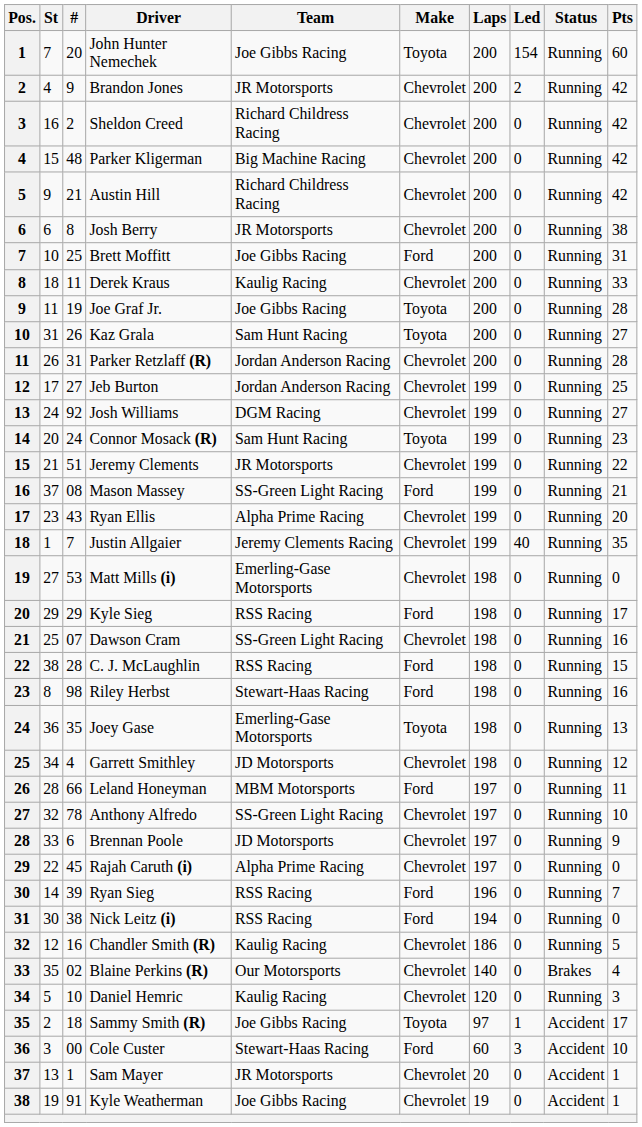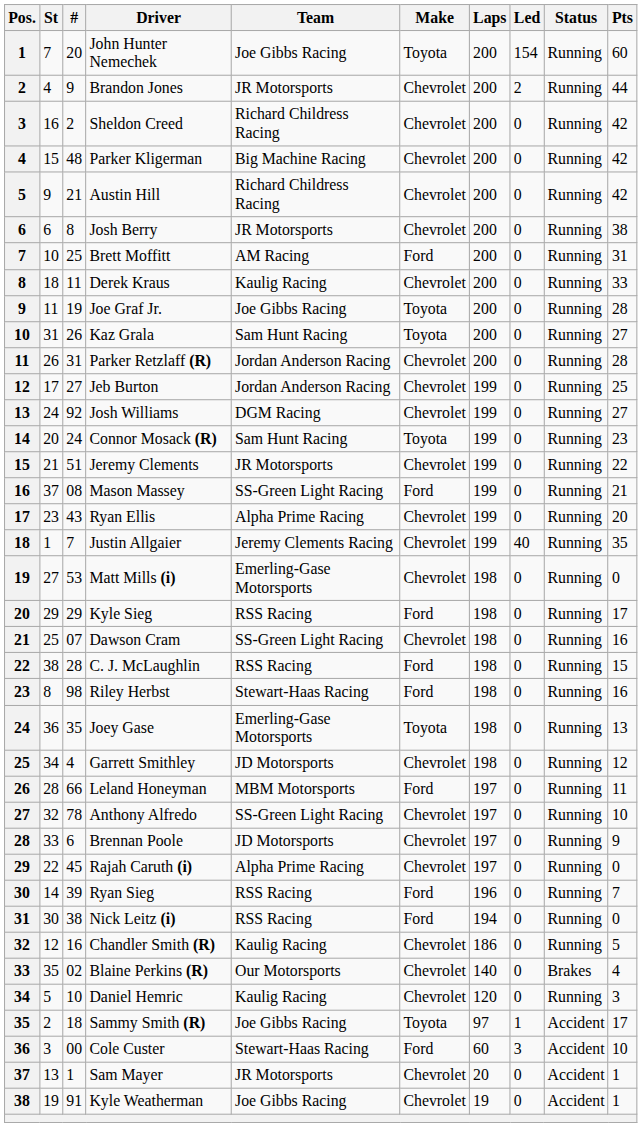(620, 88) 42 -> (620, 88) 44
(291, 256) Joe Gibbs Racing -> (272, 256) AM Racing
